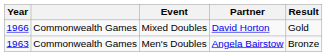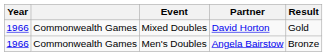(18, 43) 1963 -> (18, 43) 1966
